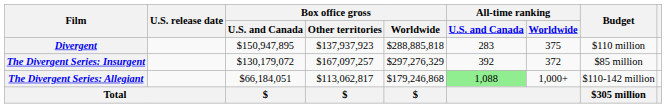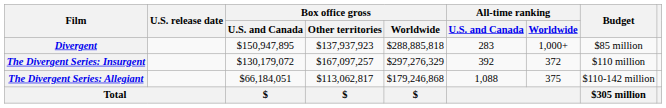(553, 45) 375 -> (553, 45) 1,000+
(619, 45) $110 million -> (619, 45) $85 million
(619, 62) $85 million -> (619, 62) $110 million
(486, 78) lightgreen background -> (486, 78) no background
(553, 78) 1,000+ -> (553, 78) 375
